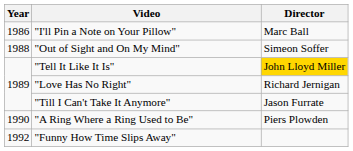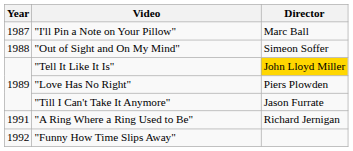(18, 31) 1986 -> (18, 31) 1987
(302, 84) Richard Jernigan -> (296, 84) Piers Plowden
(18, 119) 1990 -> (18, 119) 1991
(296, 119) Piers Plowden -> (302, 119) Richard Jernigan
